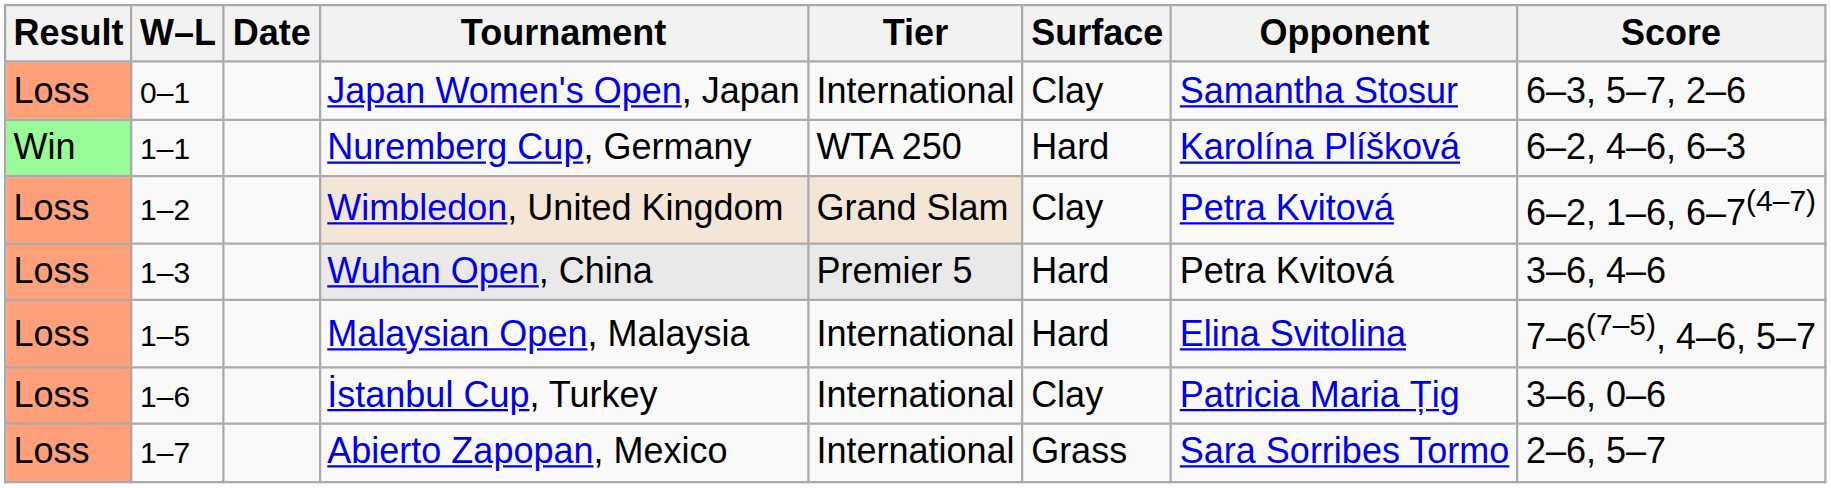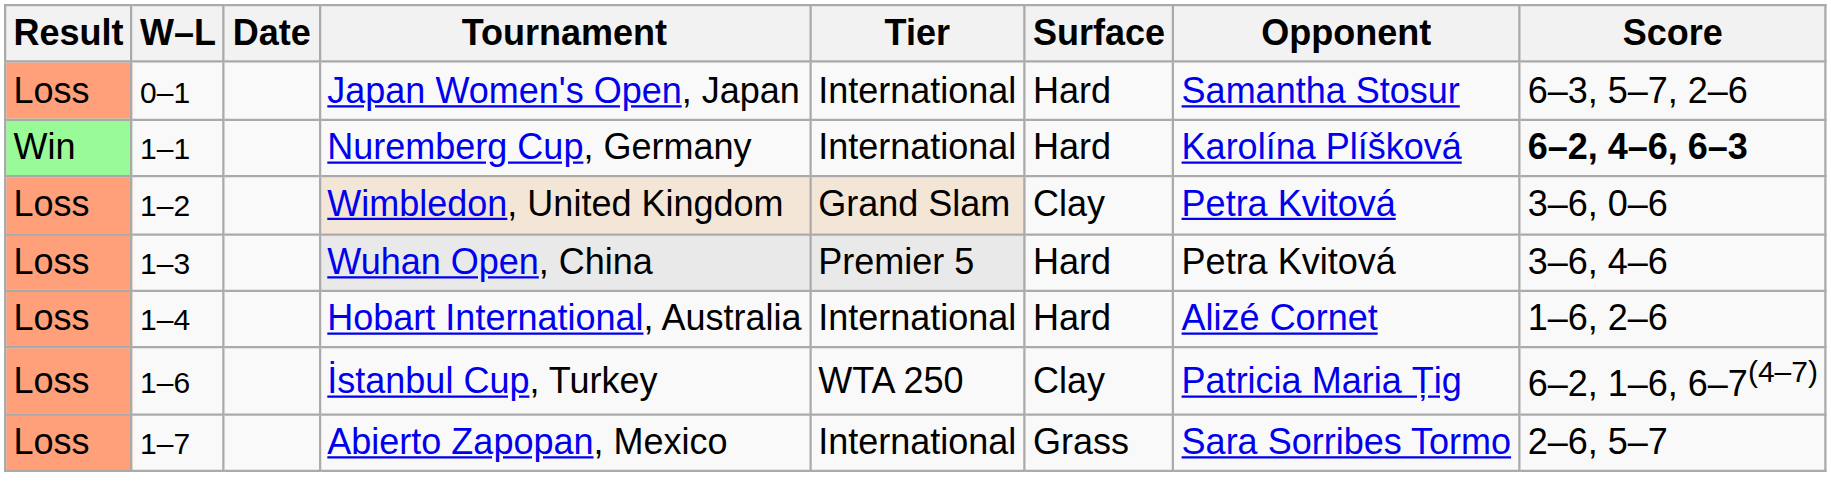(1067, 90) Clay -> (1072, 90) Hard
(889, 147) WTA 250 -> (917, 147) International
(1636, 147) normal -> (1638, 147) bold
(1671, 209) 6–2, 1–6, 6–7(4–7) -> (1598, 204) 3–6, 0–6
+ row: (564, 318)
- row: (538, 333)
(915, 395) International -> (891, 380) WTA 250
(1596, 395) 3–6, 0–6 -> (1673, 380) 6–2, 1–6, 6–7(4–7)
